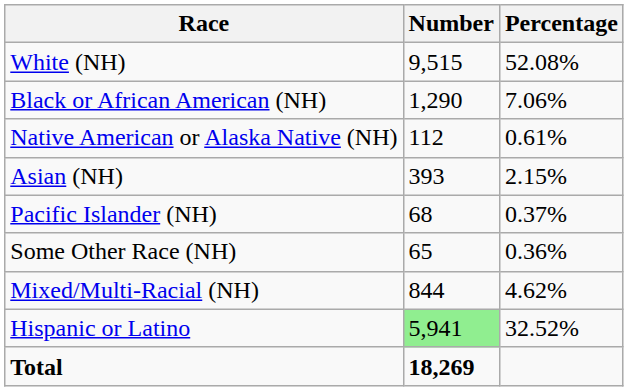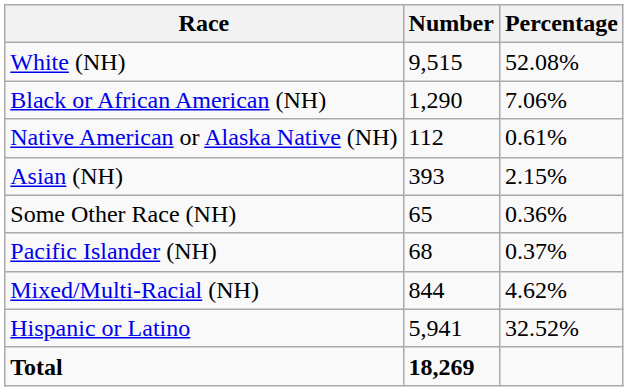rows swapped: (114, 213) <-> (123, 251)
(436, 328) lightgreen background -> (436, 328) no background
